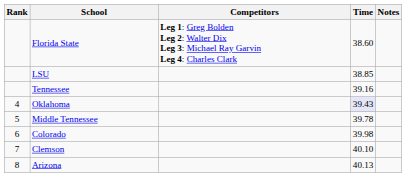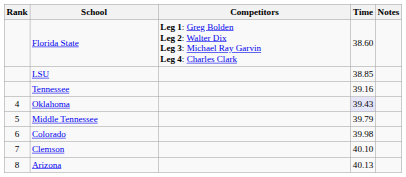(363, 119) 39.78 -> (363, 119) 39.79
